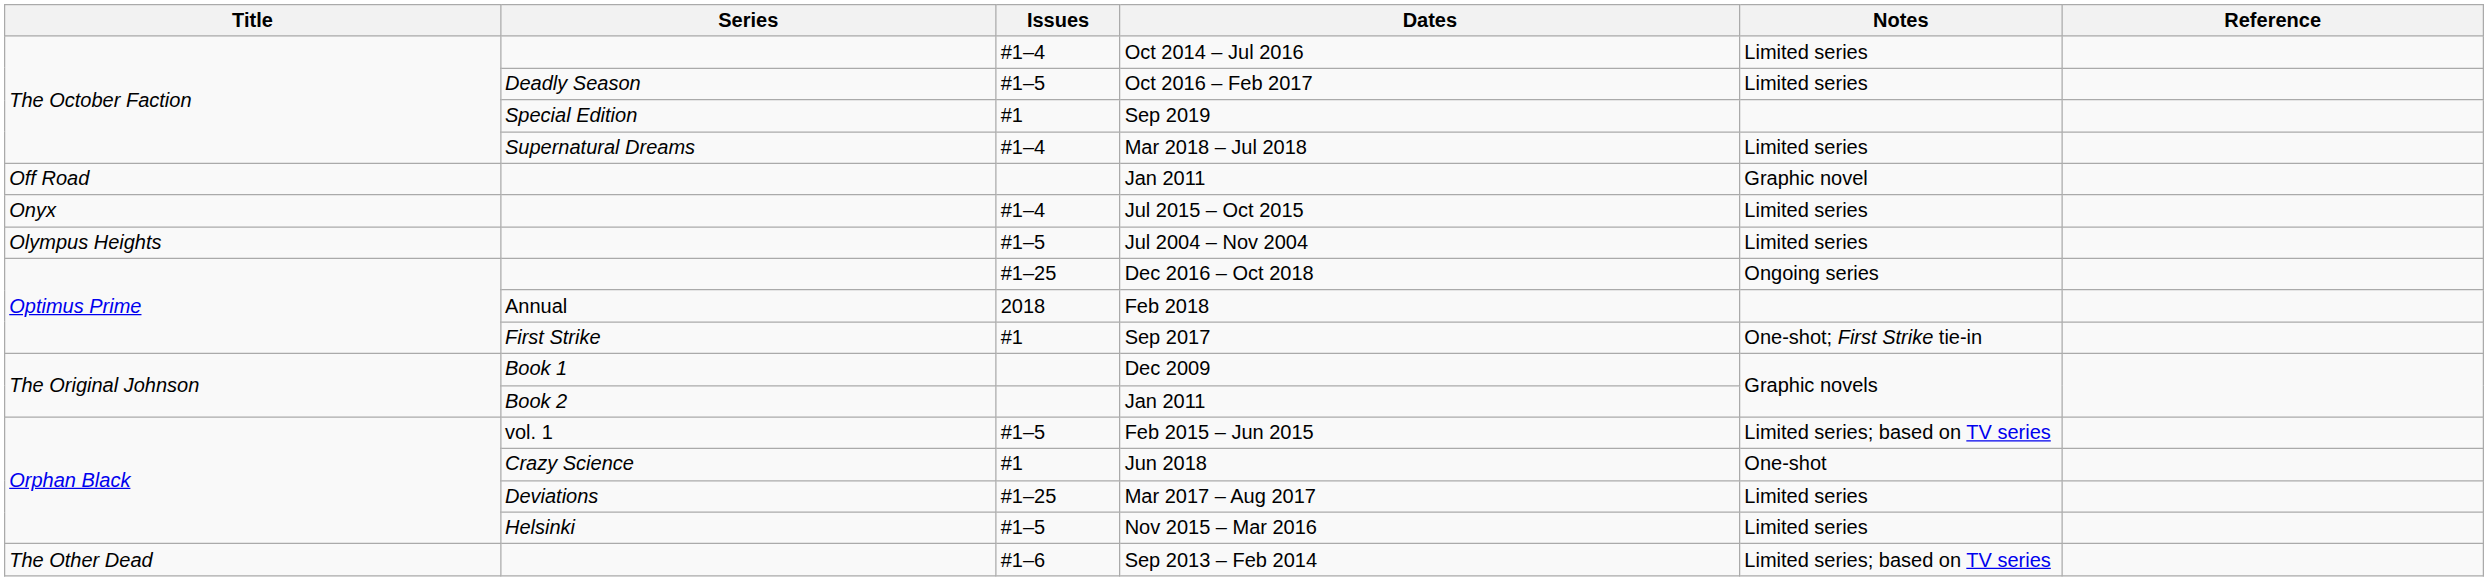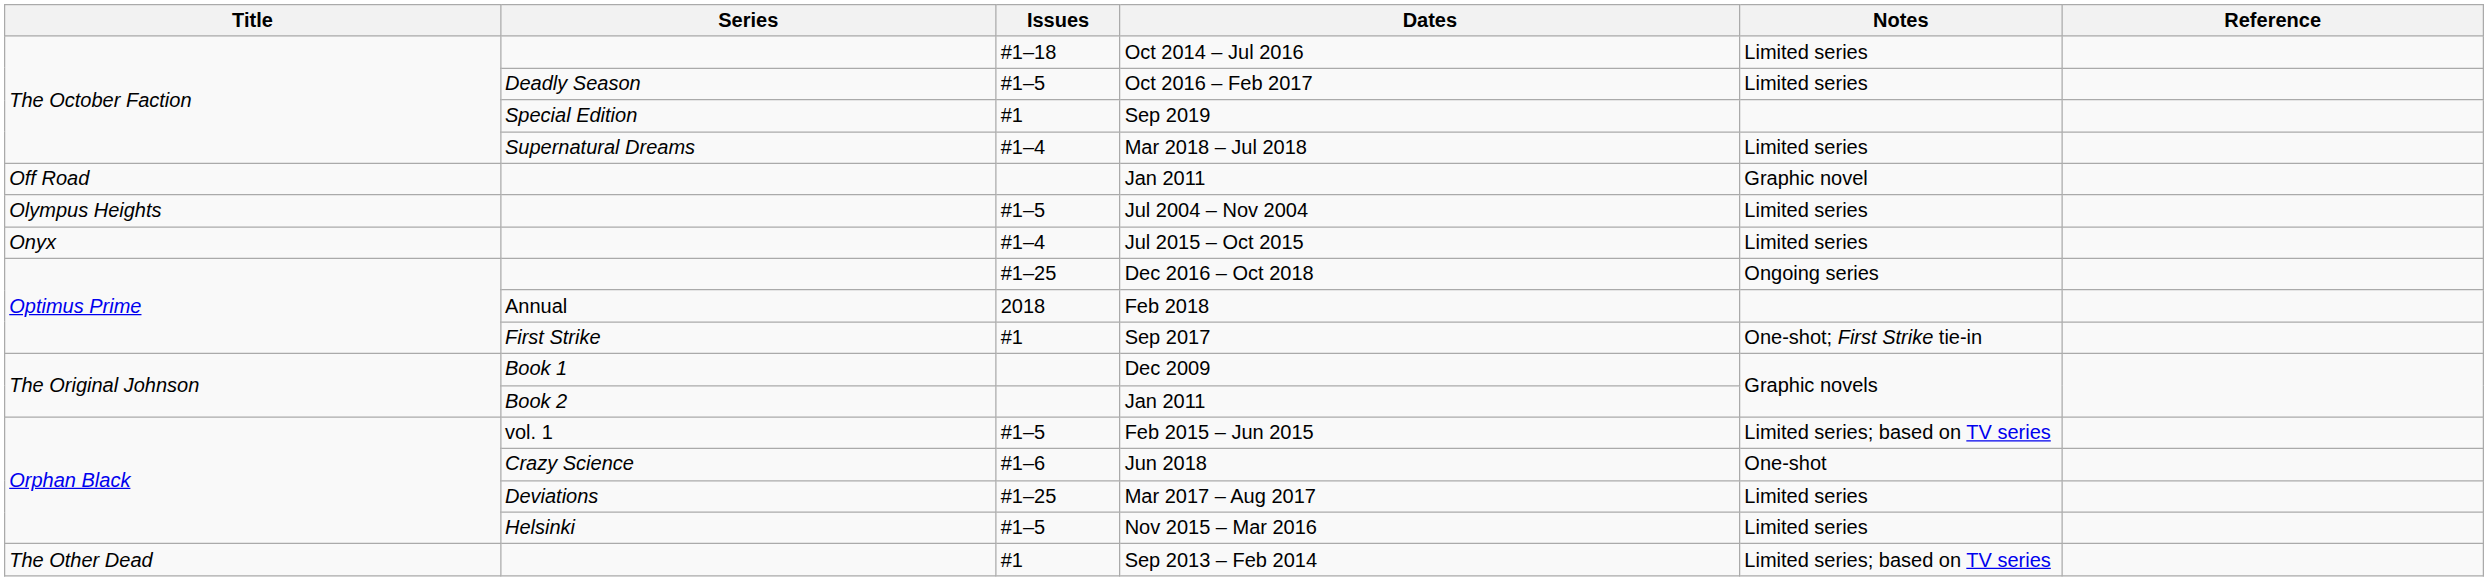(1023, 52) #1–4 -> (1029, 52) #1–18
rows swapped: (748, 243) <-> (748, 211)
(1012, 464) #1 -> (1023, 464) #1–6
(1023, 559) #1–6 -> (1012, 559) #1
